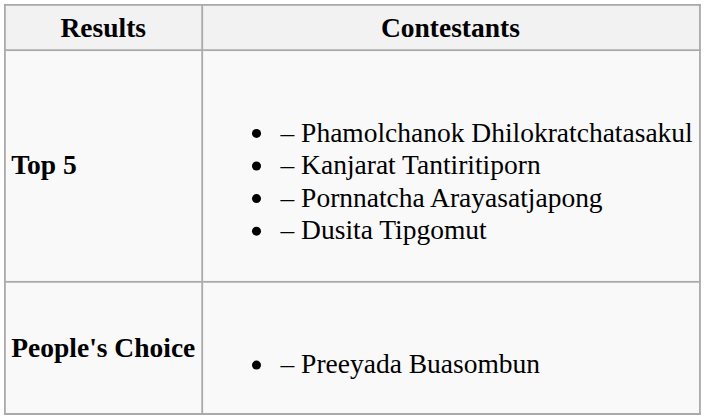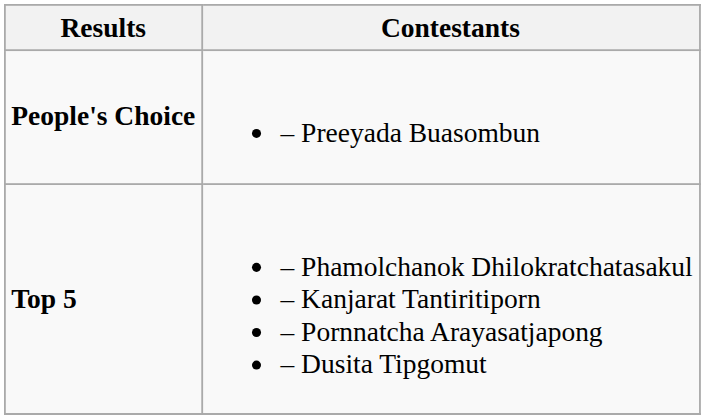rows swapped: (103, 347) <-> (44, 165)
